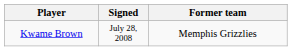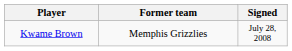columns swapped: (123, 12) <-> (218, 12)
